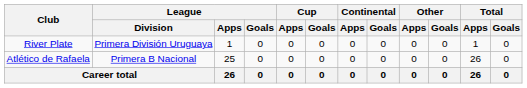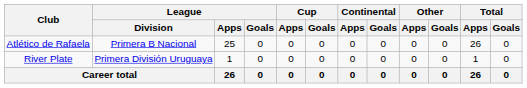rows swapped: (48, 59) <-> (48, 43)
